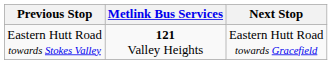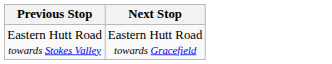- column: (165, 14)
